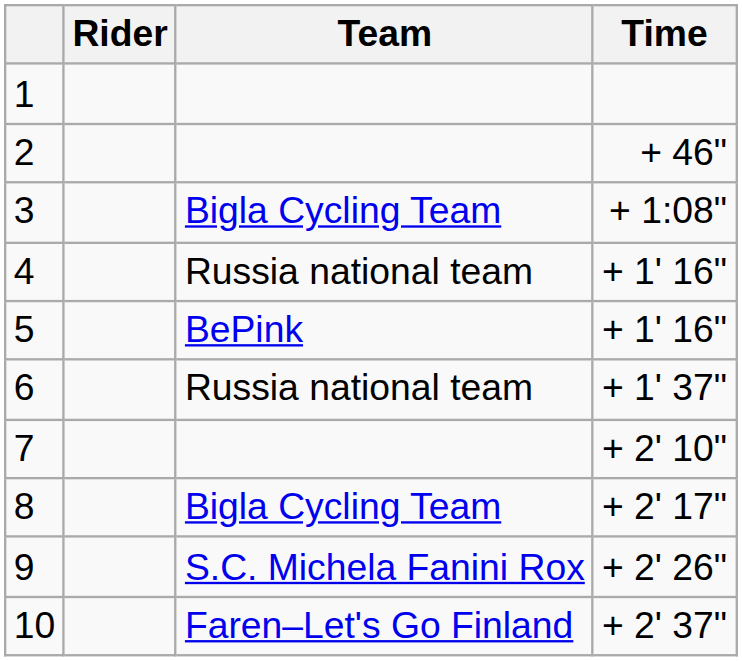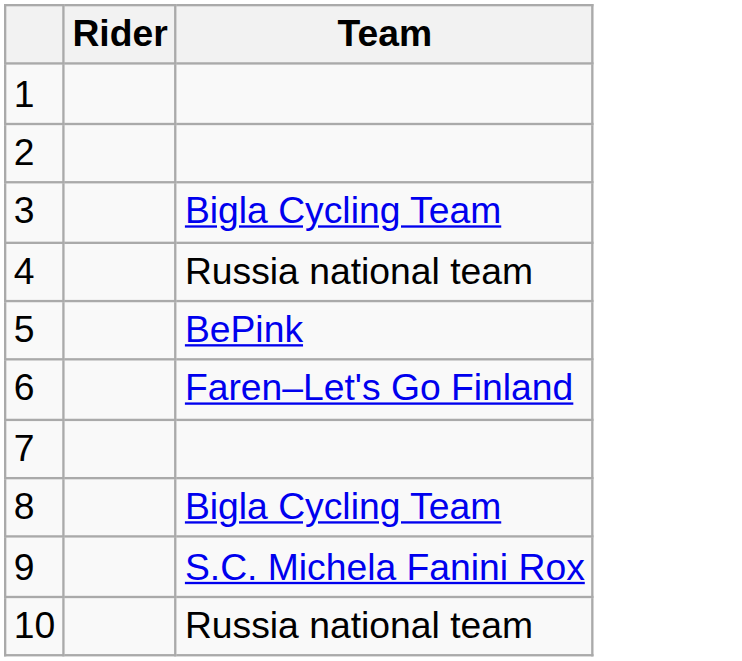- column: (664, 34)
(359, 388) Russia national team -> (379, 388) Faren–Let's Go Finland
(379, 625) Faren–Let's Go Finland -> (359, 625) Russia national team
